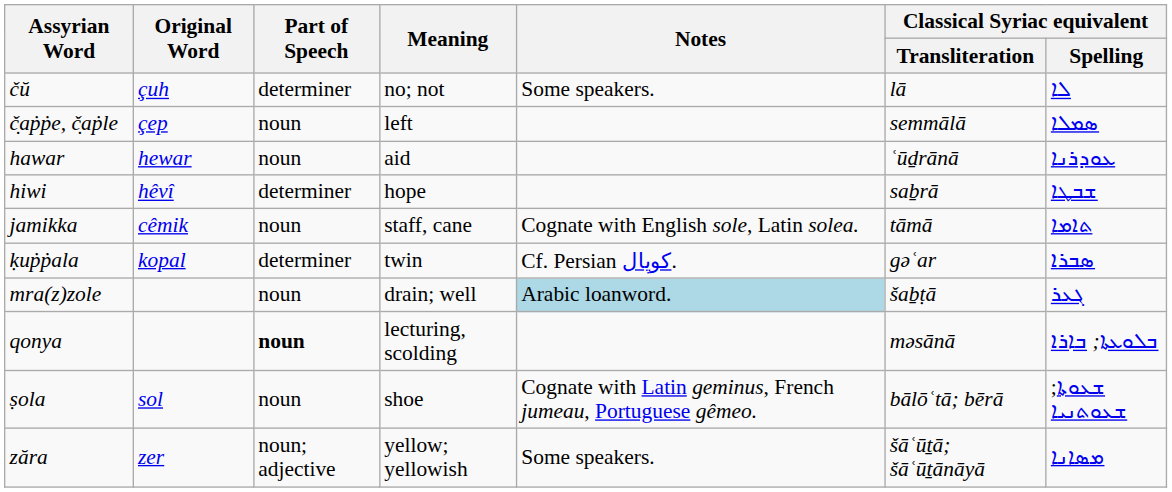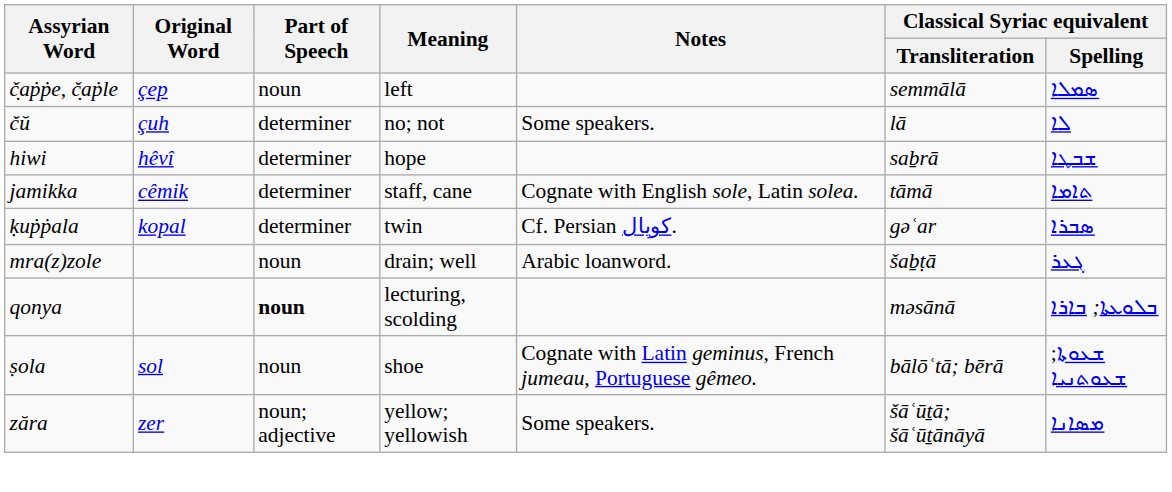rows swapped: (64, 123) <-> (20, 89)
- row: (37, 157)
(280, 225) noun -> (305, 191) determiner
(596, 294) lightblue background -> (596, 260) no background
